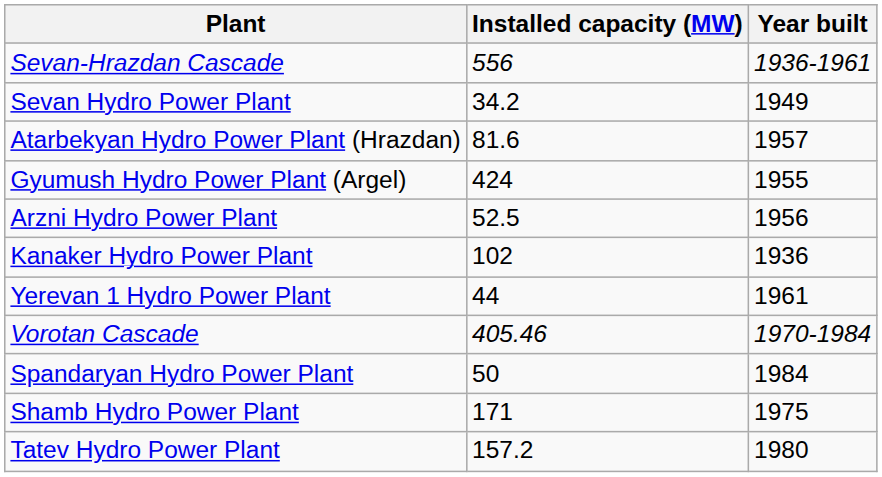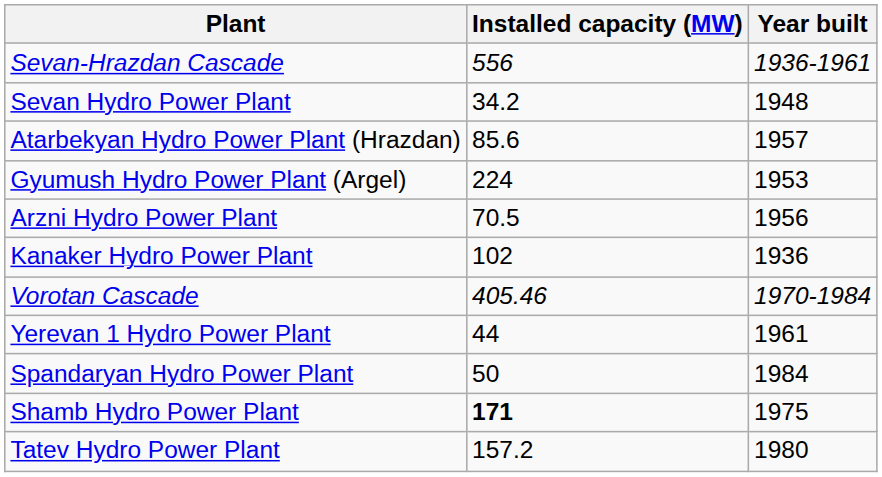(781, 101) 1949 -> (781, 101) 1948
(496, 140) 81.6 -> (496, 140) 85.6
(492, 179) 424 -> (492, 179) 224
(781, 179) 1955 -> (781, 179) 1953
(496, 218) 52.5 -> (496, 218) 70.5
rows swapped: (171, 295) <-> (105, 334)
(492, 412) normal -> (492, 412) bold
